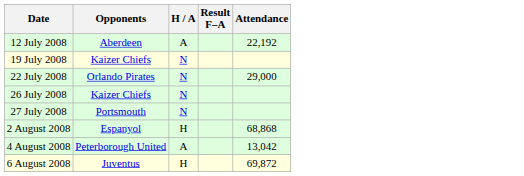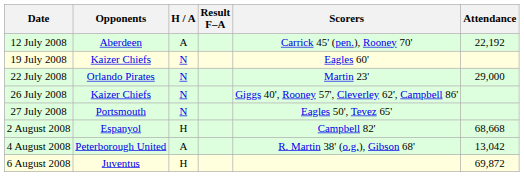+ column: (347, 19)
(262, 128) 68,868 -> (490, 128) 68,668
